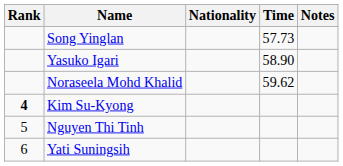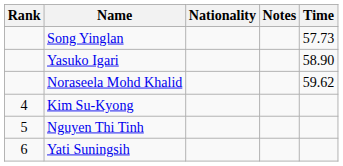columns swapped: (278, 15) <-> (318, 15)
(24, 104) bold -> (24, 104) normal
